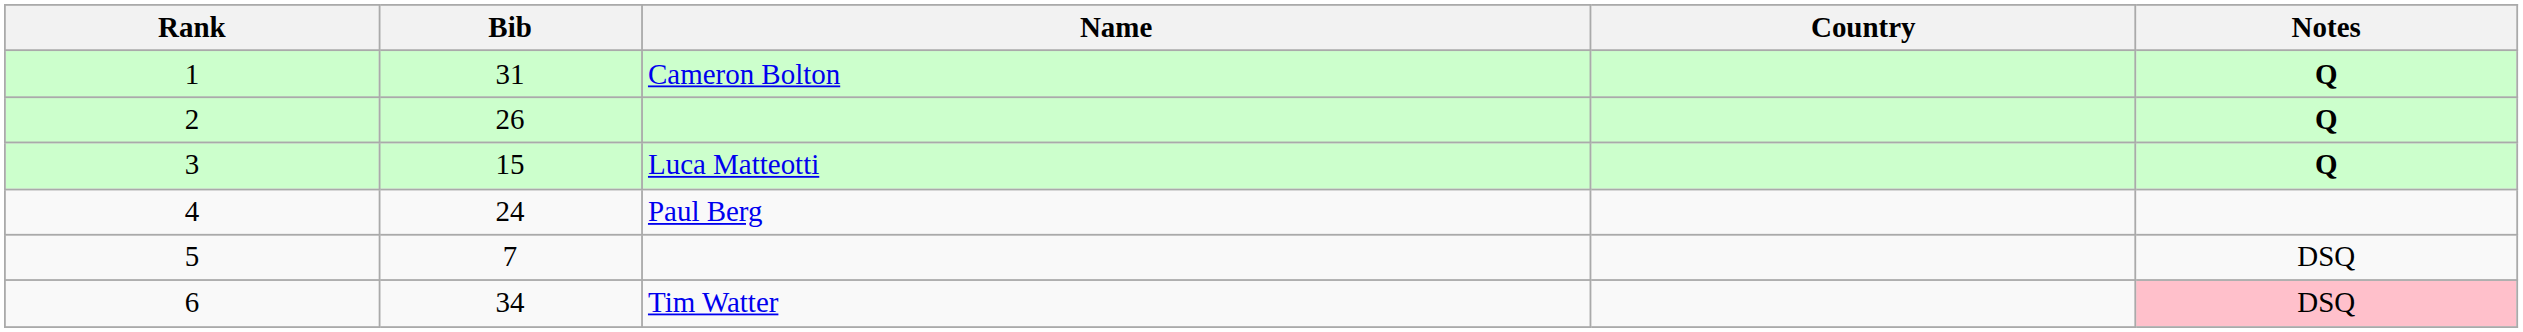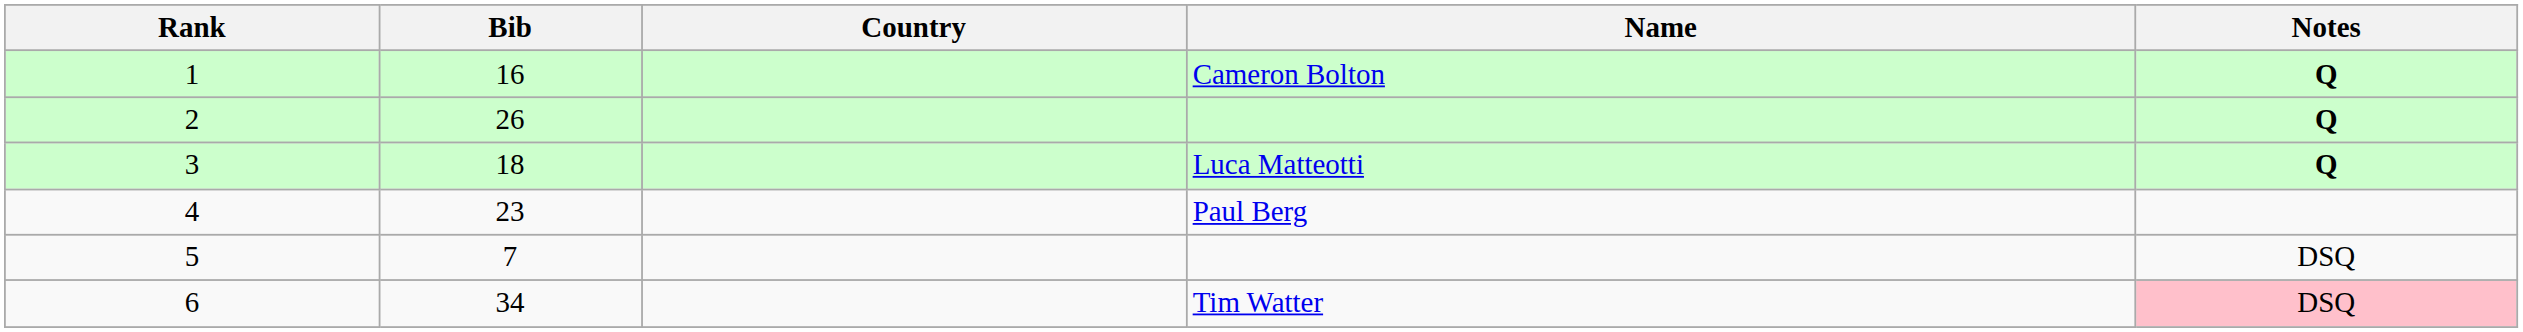columns swapped: (1116, 27) <-> (1863, 27)
(510, 73) 31 -> (510, 73) 16
(510, 165) 15 -> (510, 165) 18
(510, 211) 24 -> (510, 211) 23
